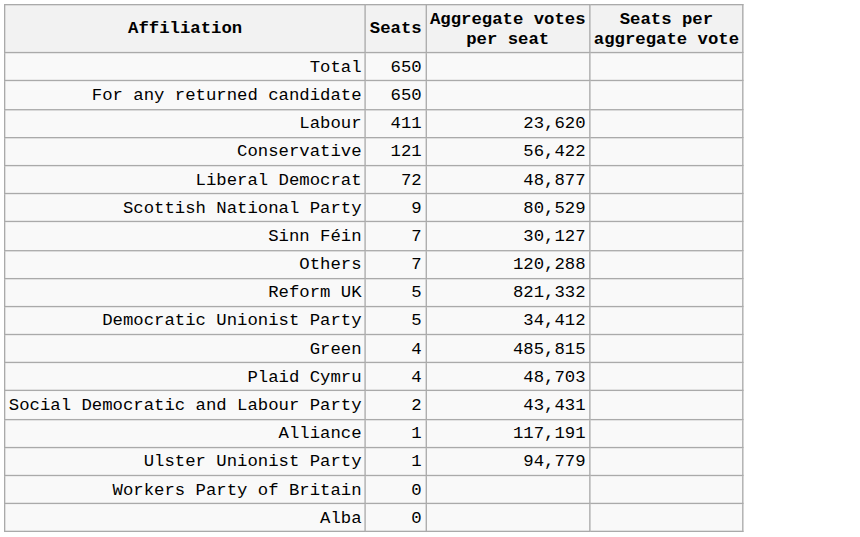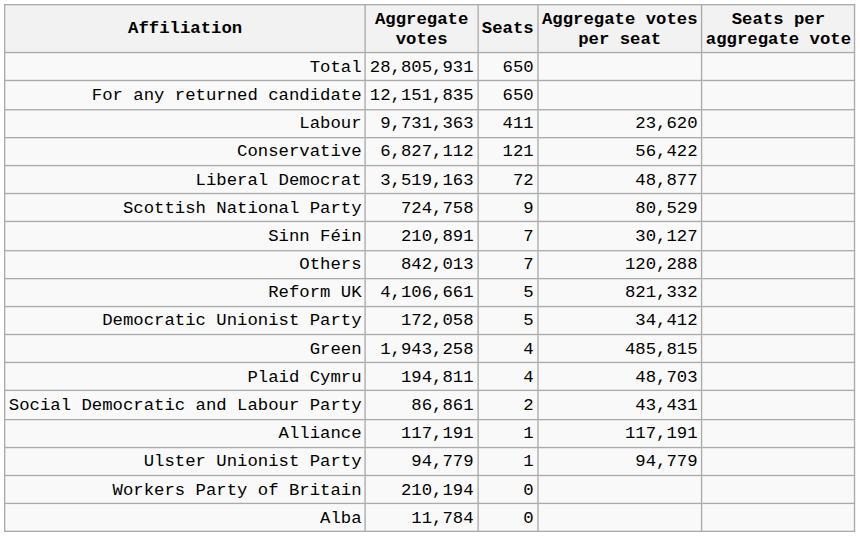+ column: (422, 29)
